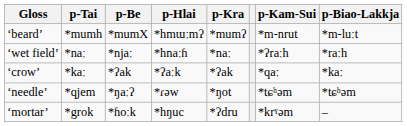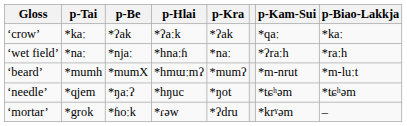rows swapped: (25, 33) <-> (24, 72)
(166, 92) *ɾəw -> (169, 92) *hŋuc
(169, 111) *hŋuc -> (166, 111) *ɾəw
